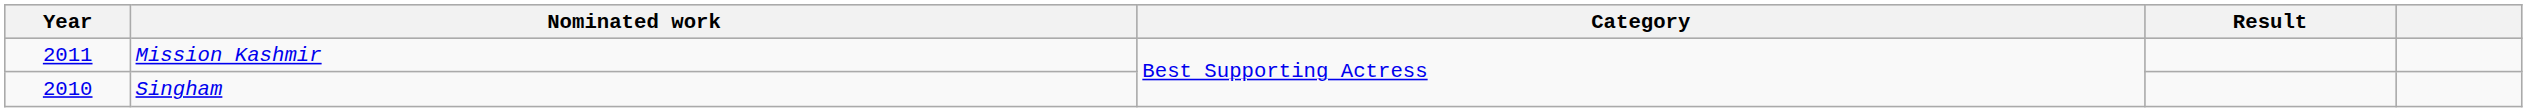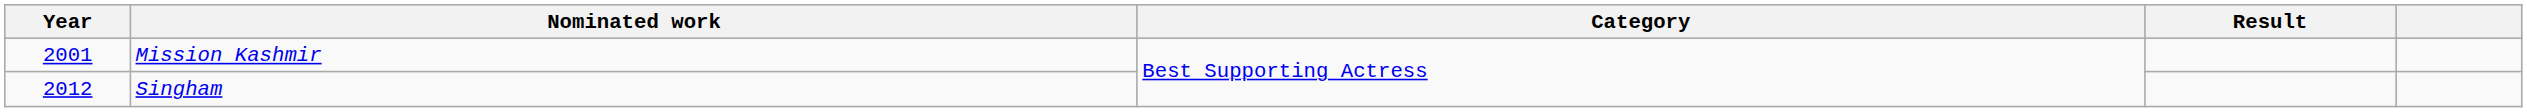(68, 55) 2011 -> (68, 55) 2001
(68, 89) 2010 -> (68, 89) 2012
